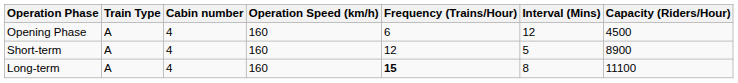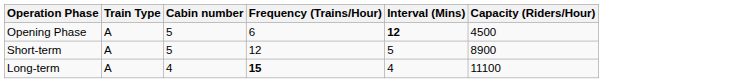- column: (314, 13)
(169, 31) 4 -> (169, 31) 5
(529, 31) normal -> (394, 31) bold
(169, 50) 4 -> (169, 50) 5
(526, 68) 8 -> (390, 68) 4
